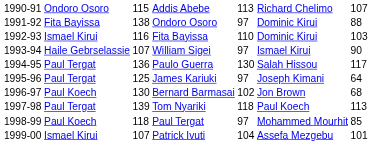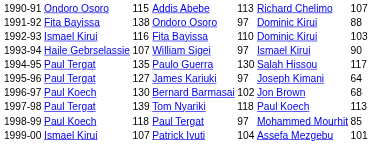(141, 65) 136 -> (141, 65) 135
(141, 79) 125 -> (141, 79) 127
